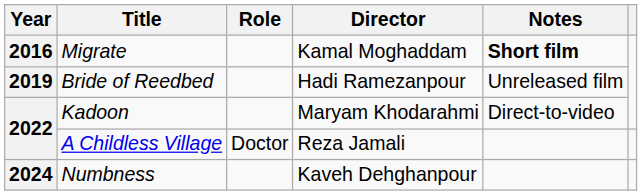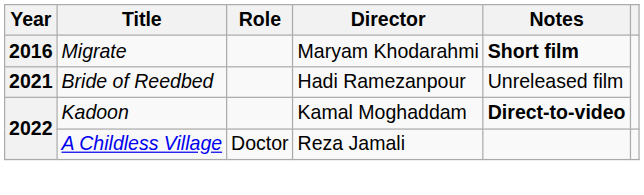(382, 50) Kamal Moghaddam -> (388, 50) Maryam Khodarahmi
(31, 81) 2019 -> (31, 81) 2021
(388, 112) Maryam Khodarahmi -> (382, 112) Kamal Moghaddam
(551, 112) normal -> (557, 112) bold
- row: (108, 174)
